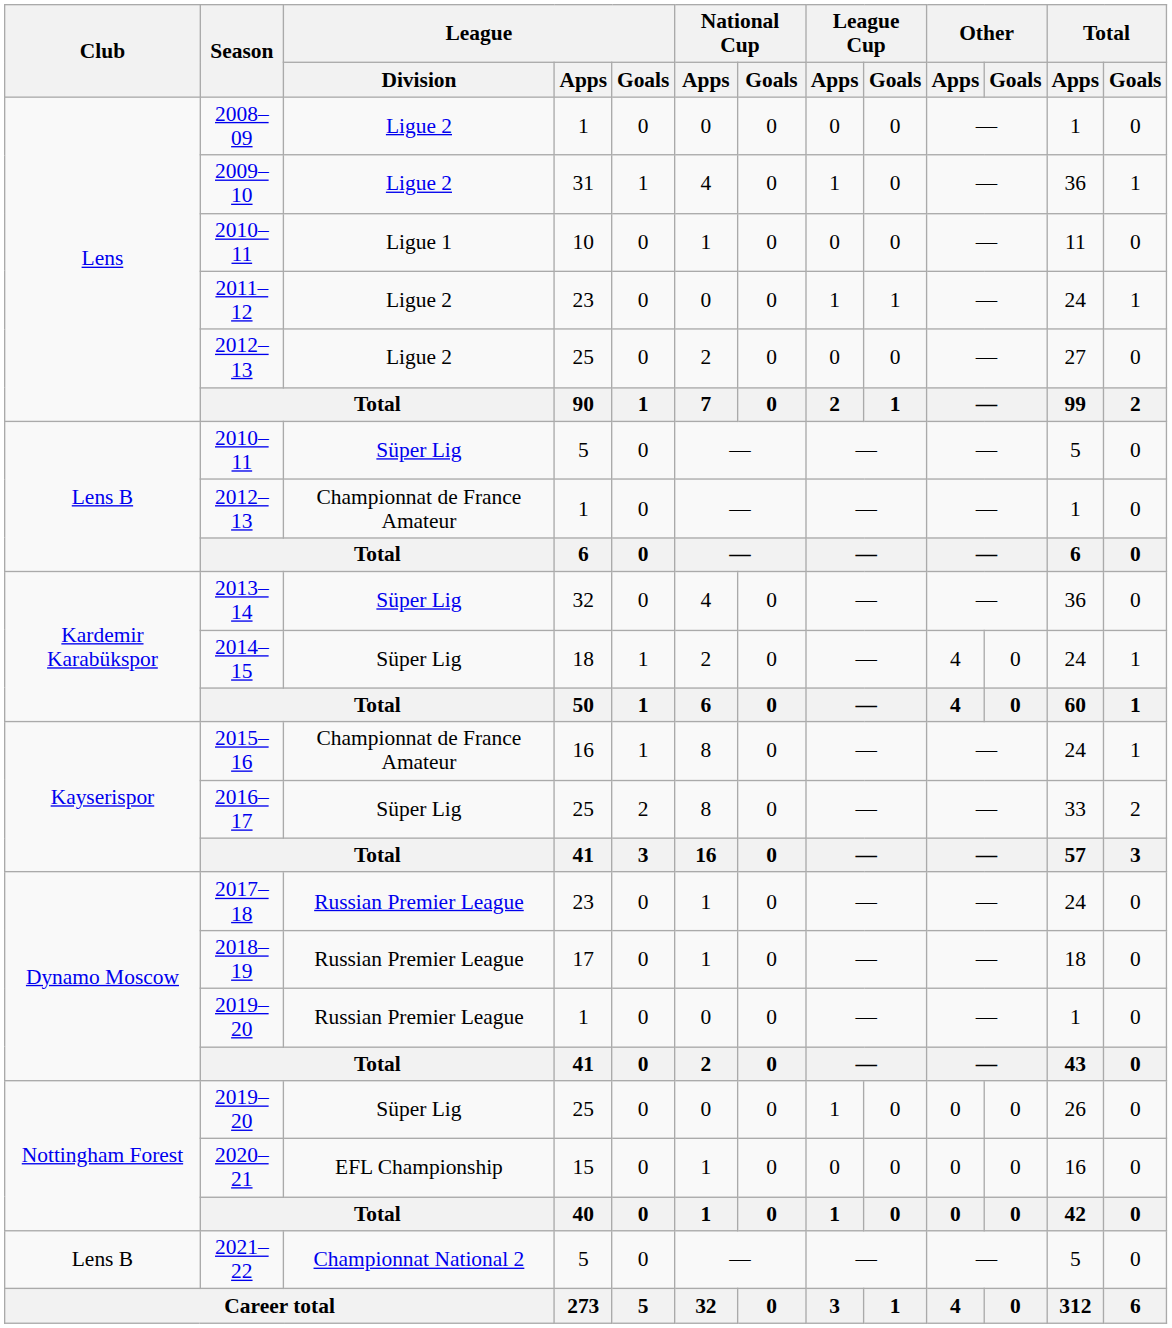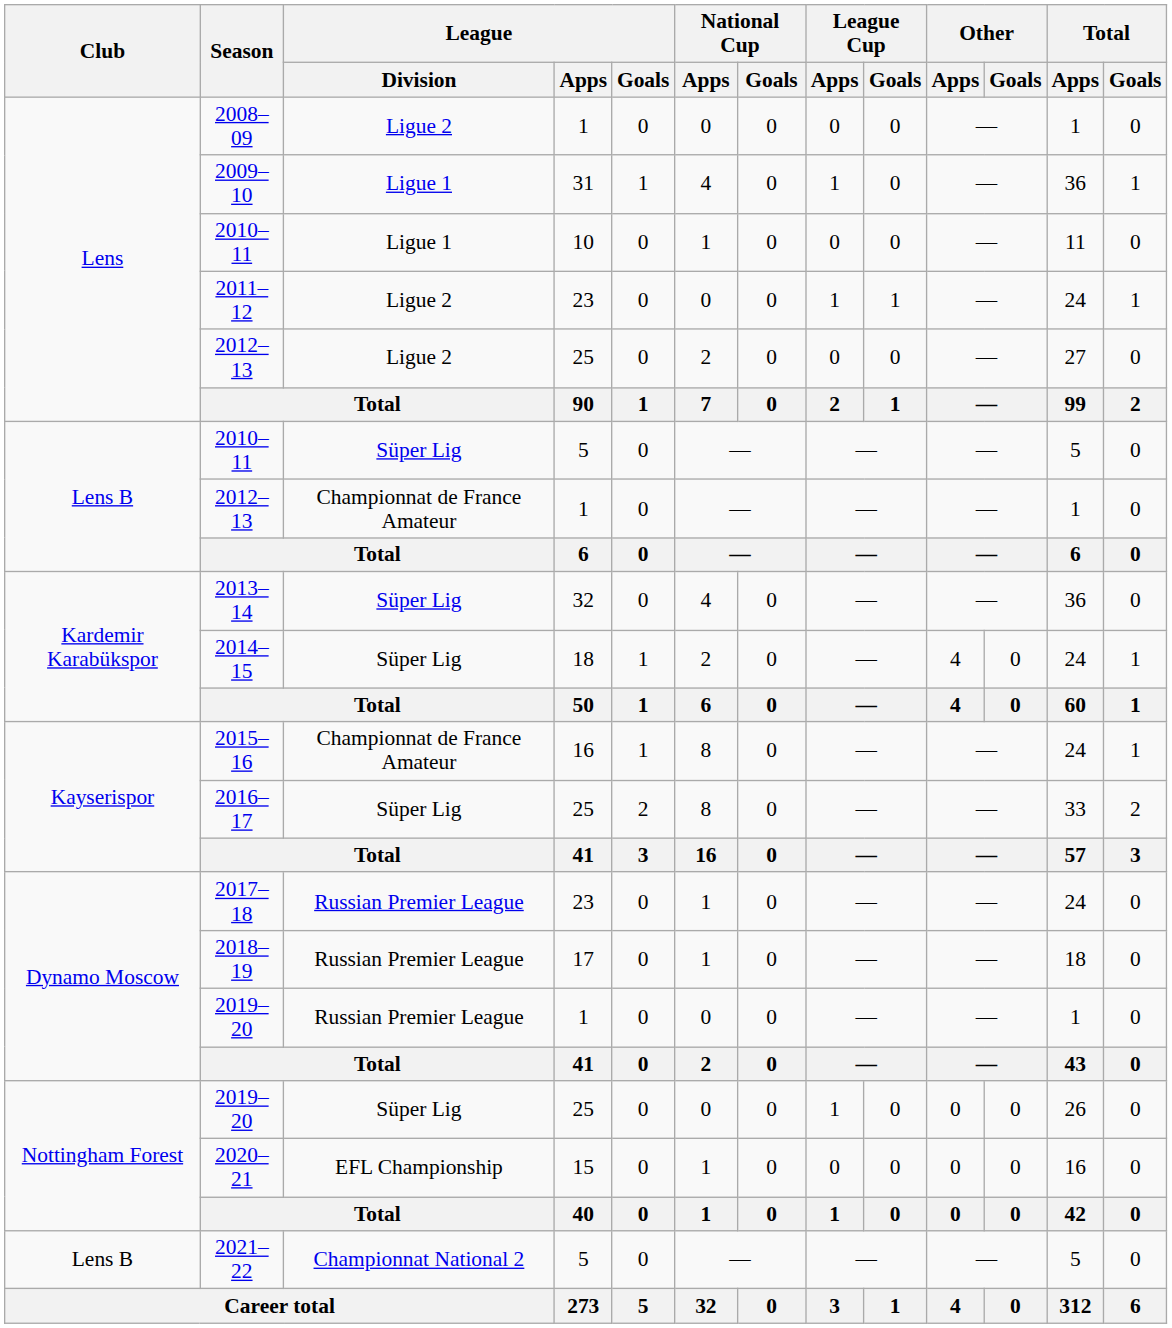(419, 183) Ligue 2 -> (419, 183) Ligue 1
